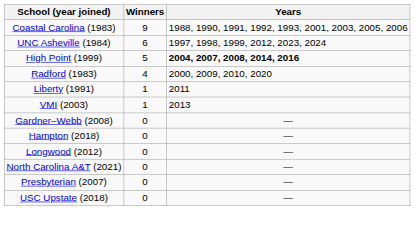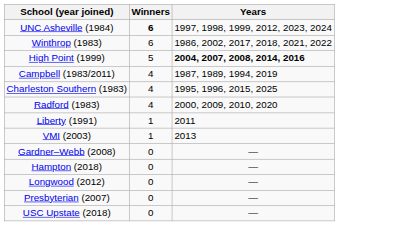- row: (64, 27)
(145, 43) normal -> (151, 27) bold
+ row: (67, 43)
+ row: (67, 74)
+ row: (67, 89)
- row: (64, 167)
